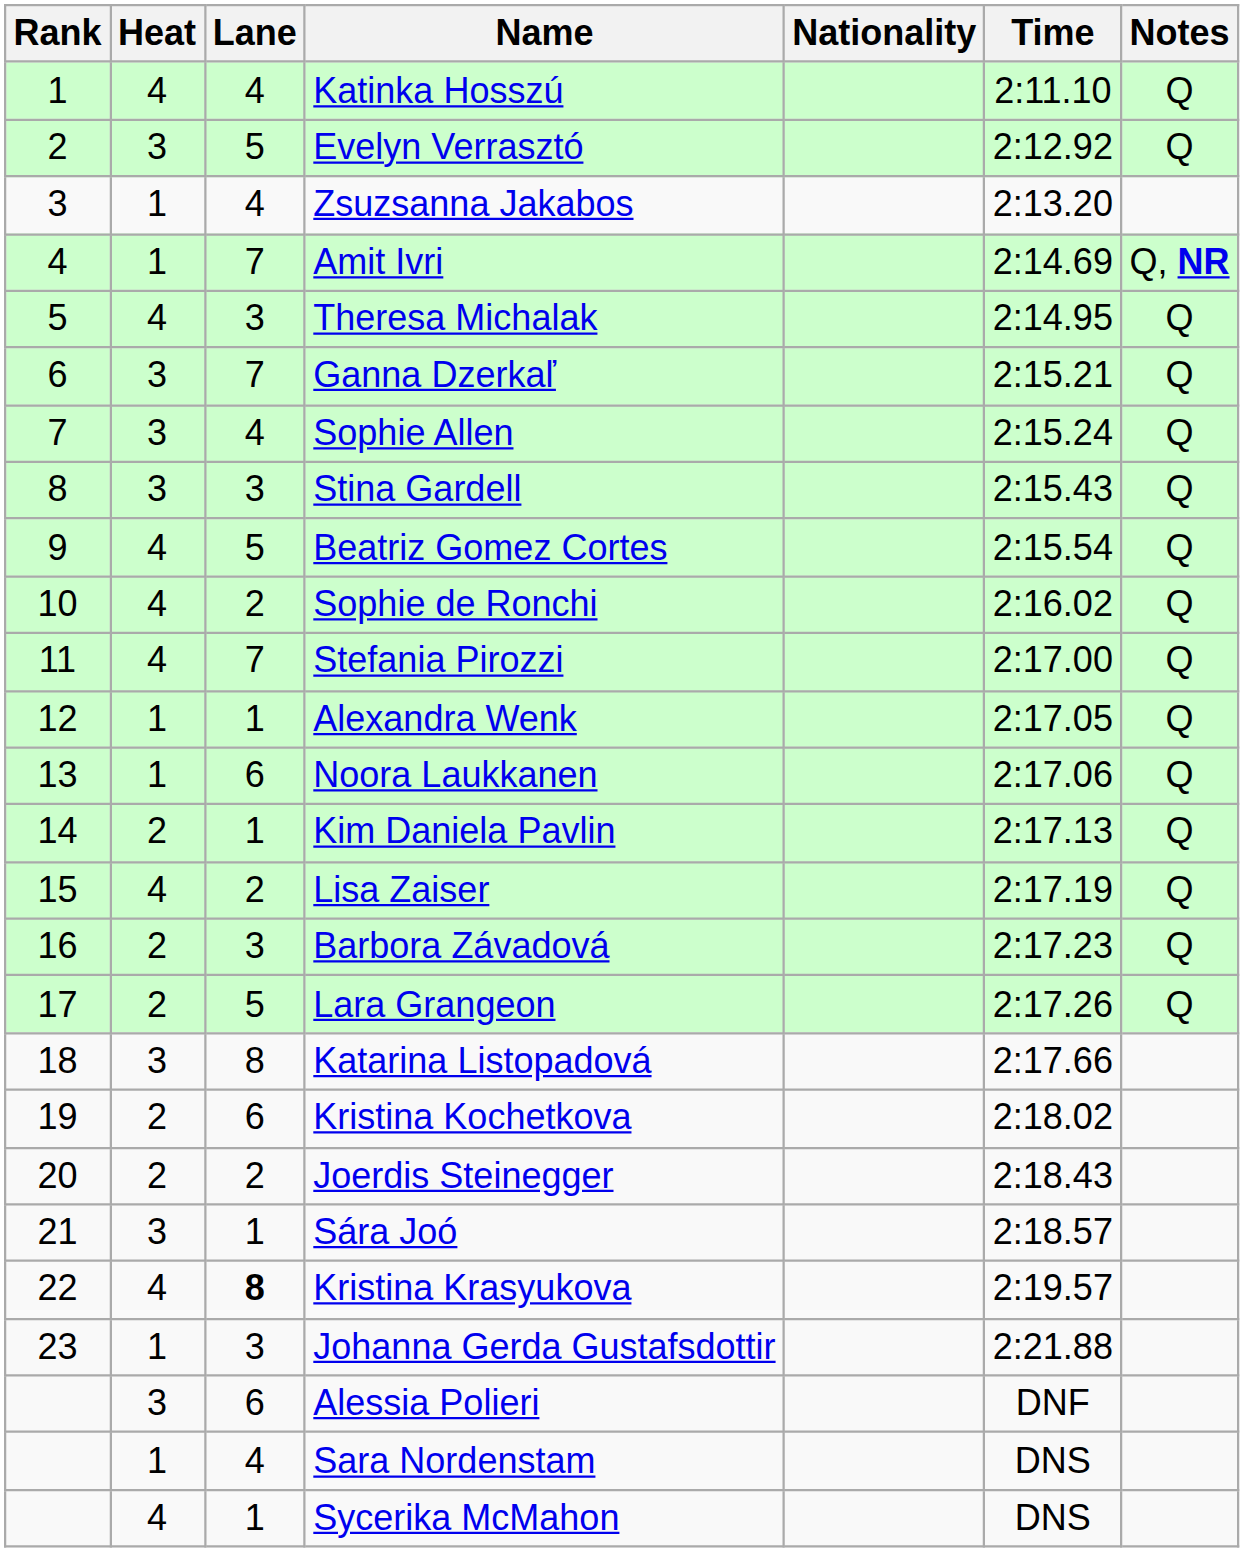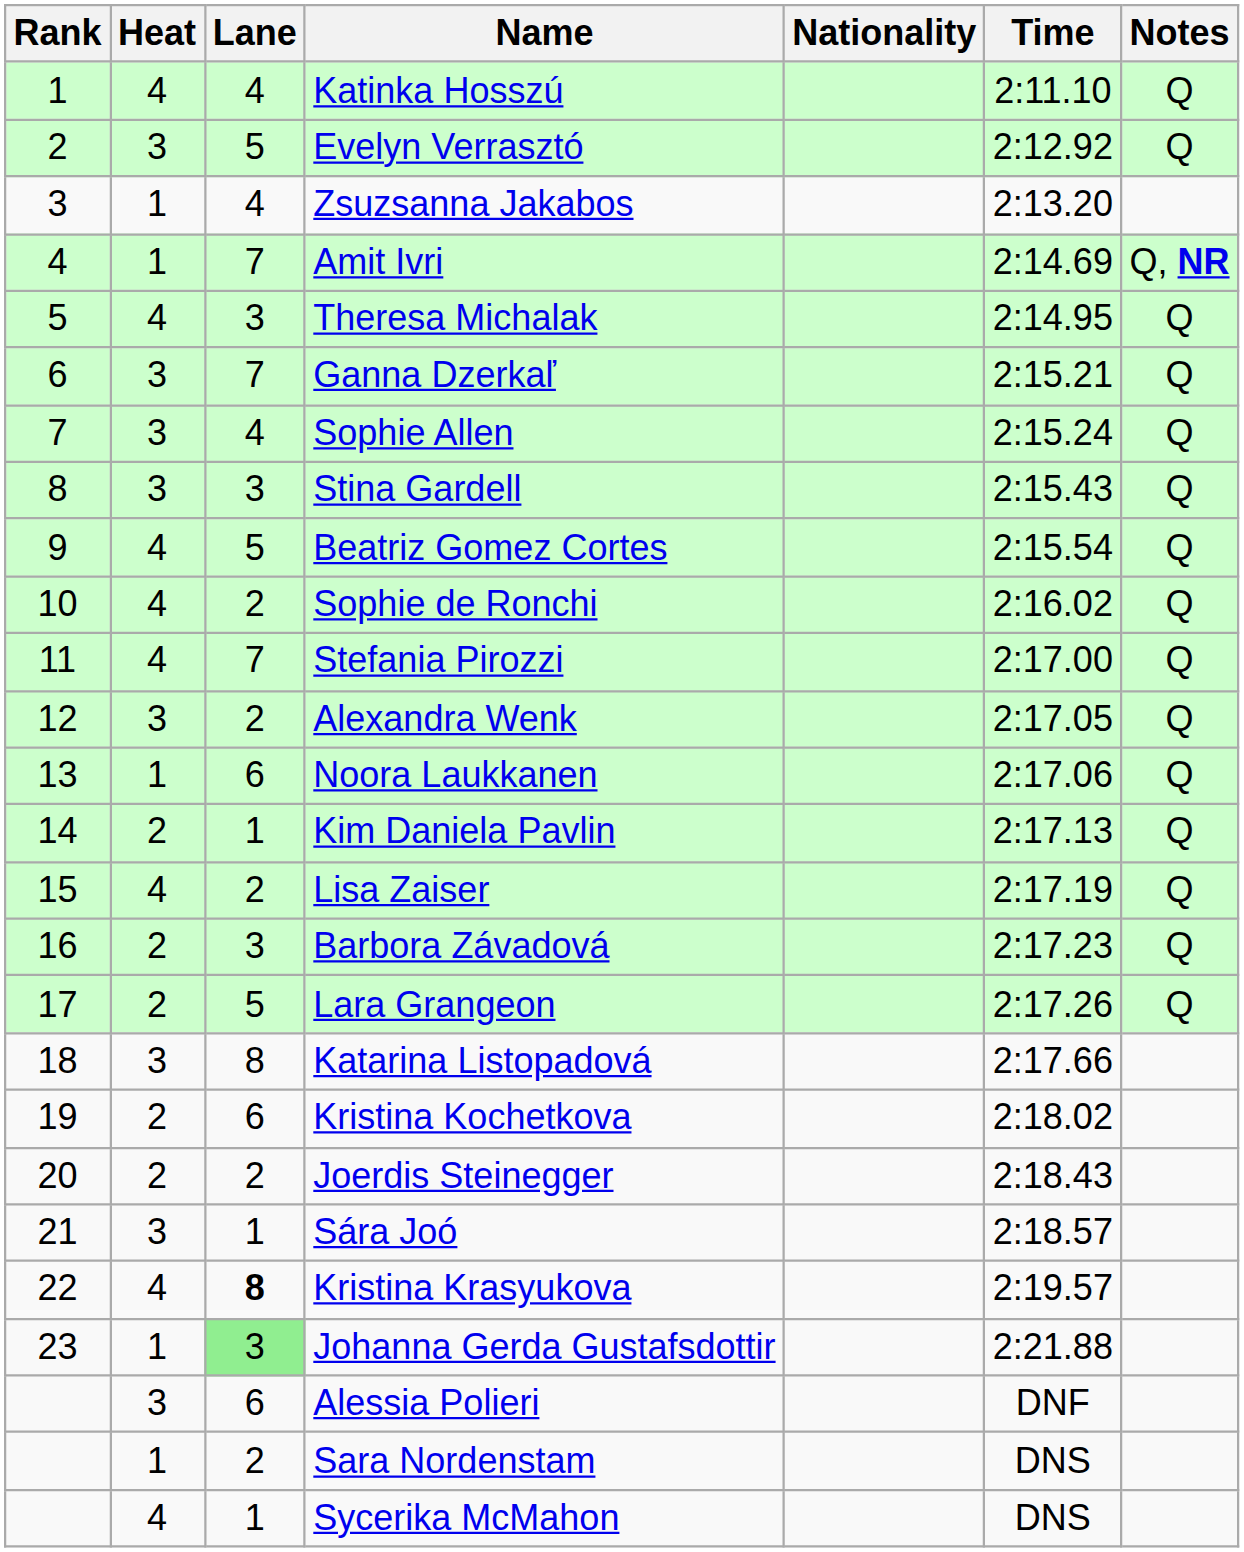(157, 718) 1 -> (157, 718) 3
(255, 718) 1 -> (255, 718) 2
(255, 1346) no background -> (255, 1346) lightgreen background
(255, 1460) 4 -> (255, 1460) 2
